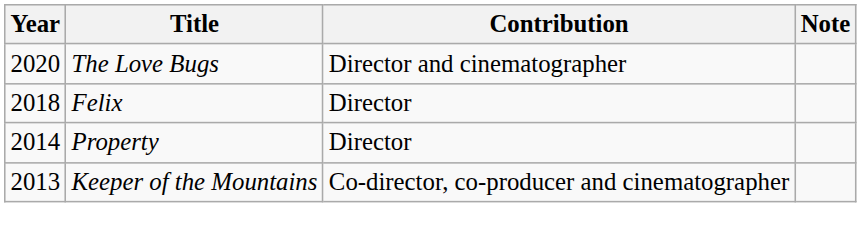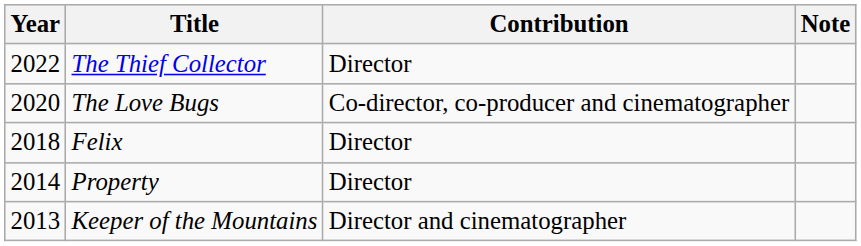+ row: (169, 63)
(478, 63) Director and cinematographer -> (559, 102) Co-director, co-producer and cinematographer
(559, 181) Co-director, co-producer and cinematographer -> (478, 220) Director and cinematographer
